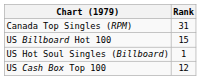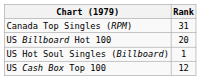(184, 40) 15 -> (184, 40) 20
